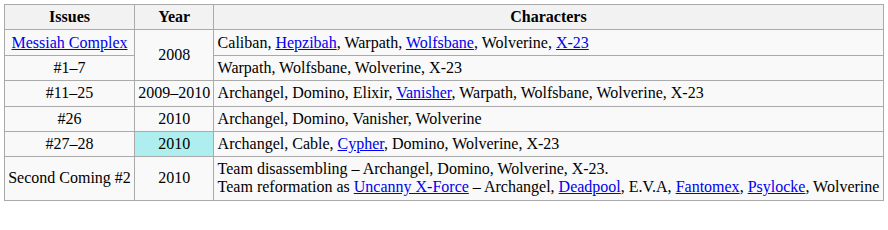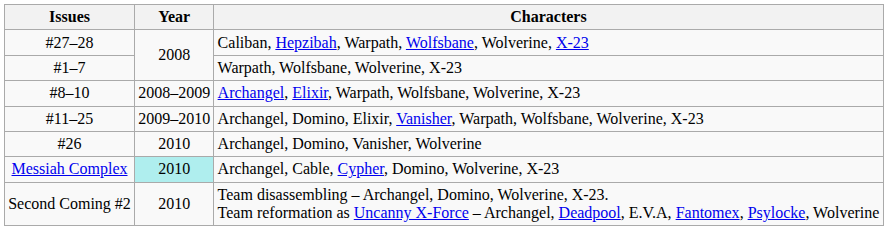(70, 42) Messiah Complex -> (70, 42) #27–28
+ row: (399, 93)
(70, 144) #27–28 -> (70, 169) Messiah Complex
